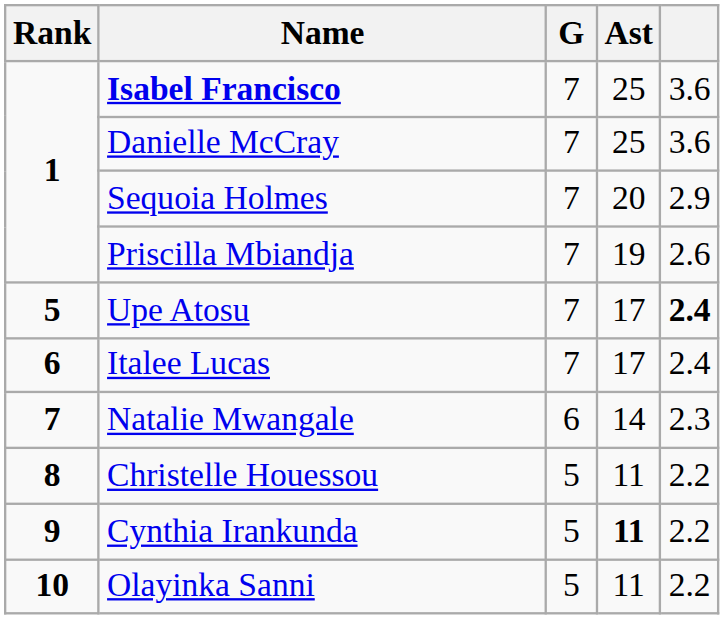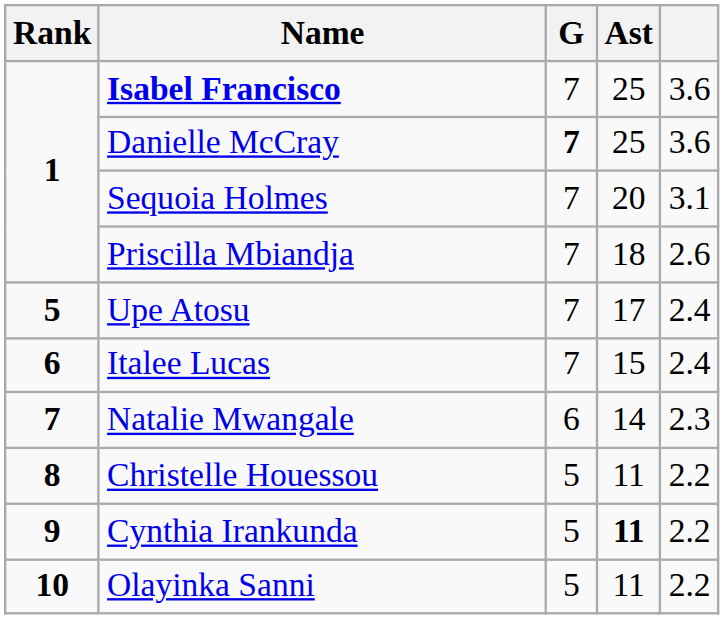(571, 143) normal -> (571, 143) bold
(690, 198) 2.9 -> (690, 198) 3.1
(629, 253) 19 -> (629, 253) 18
(690, 309) bold -> (690, 309) normal
(629, 364) 17 -> (629, 364) 15
